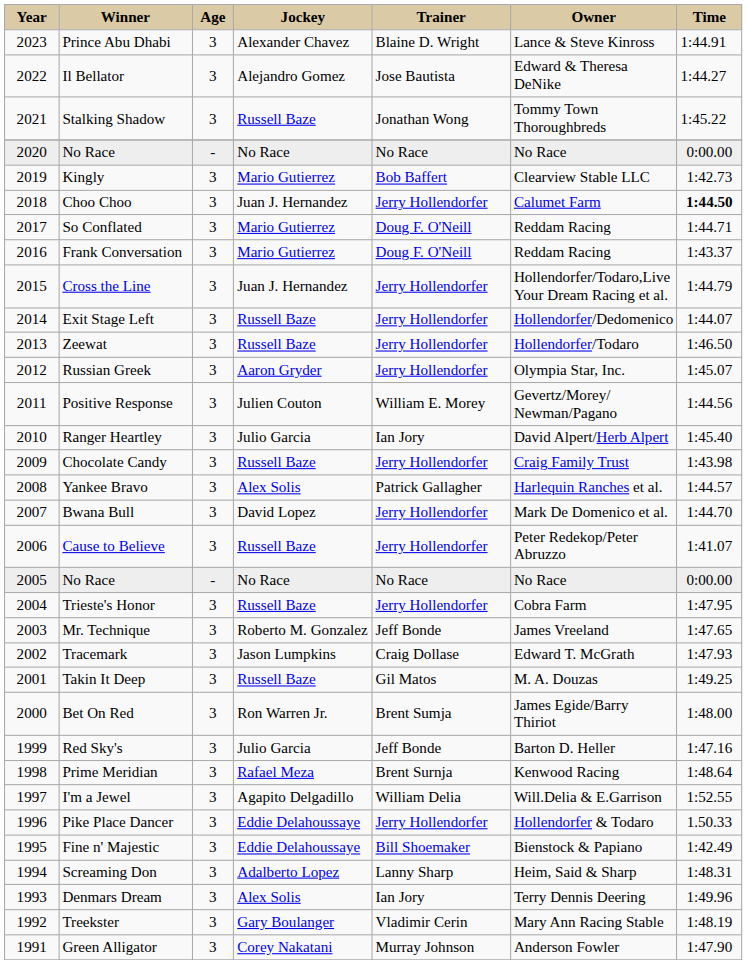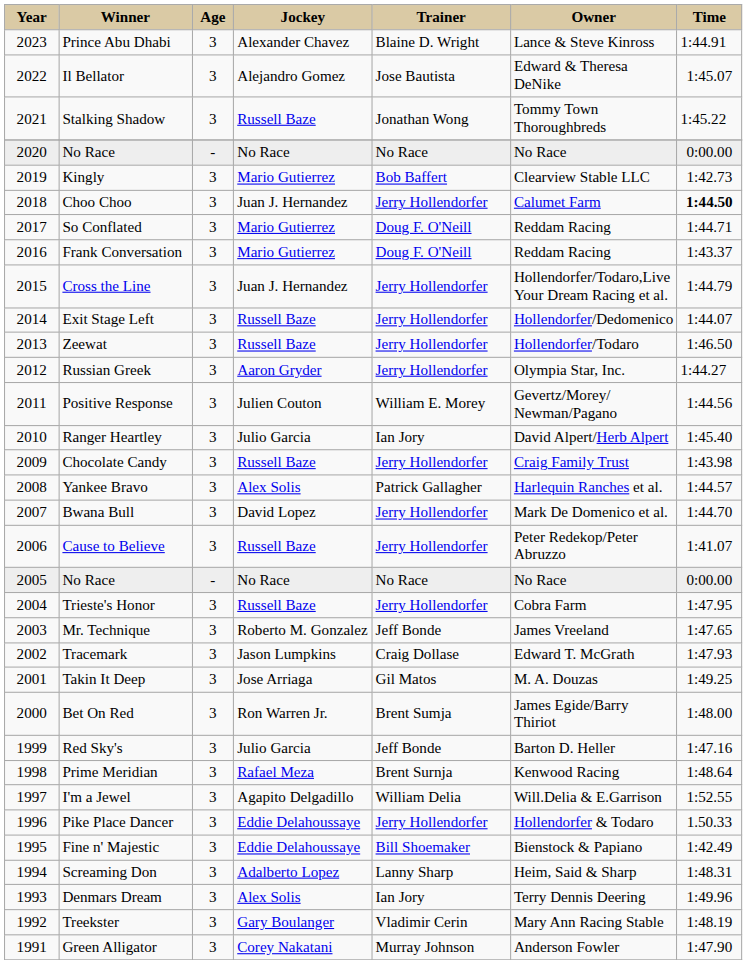(703, 76) 1:44.27 -> (709, 76) 1:45.07
(709, 370) 1:45.07 -> (703, 370) 1:44.27
(276, 680) Russell Baze -> (275, 680) Jose Arriaga
